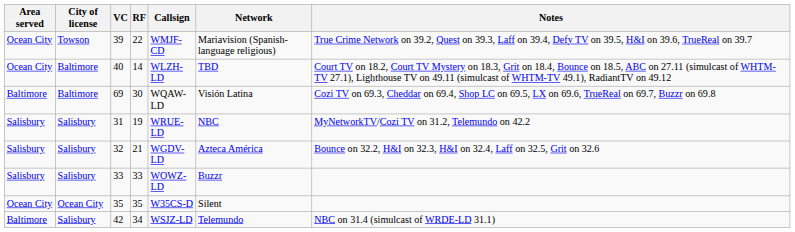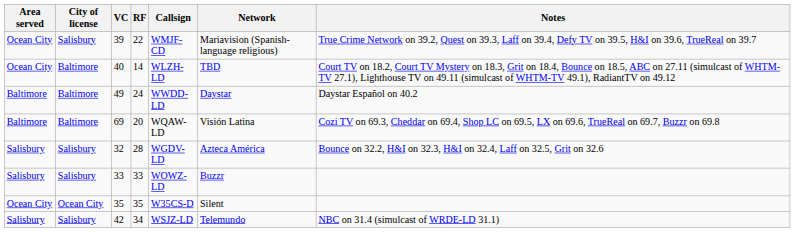(73, 39) Towson -> (77, 39) Salisbury
+ row: (119, 94)
(137, 94) 30 -> (138, 121) 20
- row: (118, 121)
(137, 149) 21 -> (138, 149) 28
(27, 219) Baltimore -> (26, 219) Salisbury
